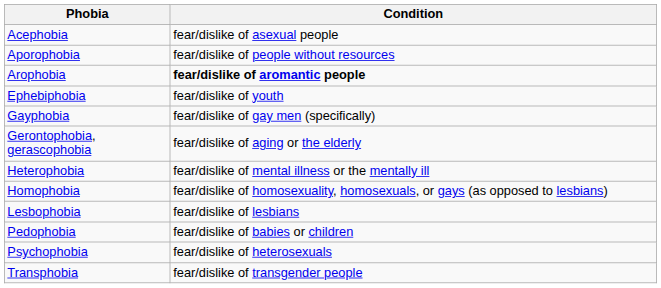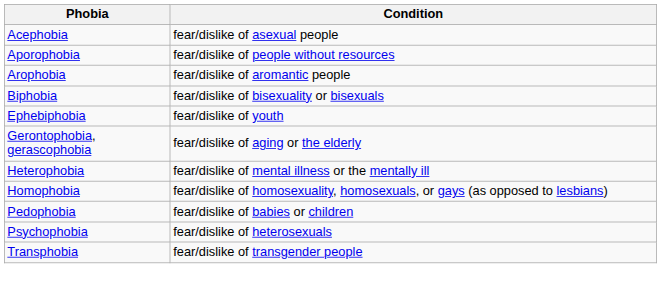(269, 75) bold -> (262, 75) normal
+ row: (32, 95)
- row: (38, 116)
- row: (44, 211)
